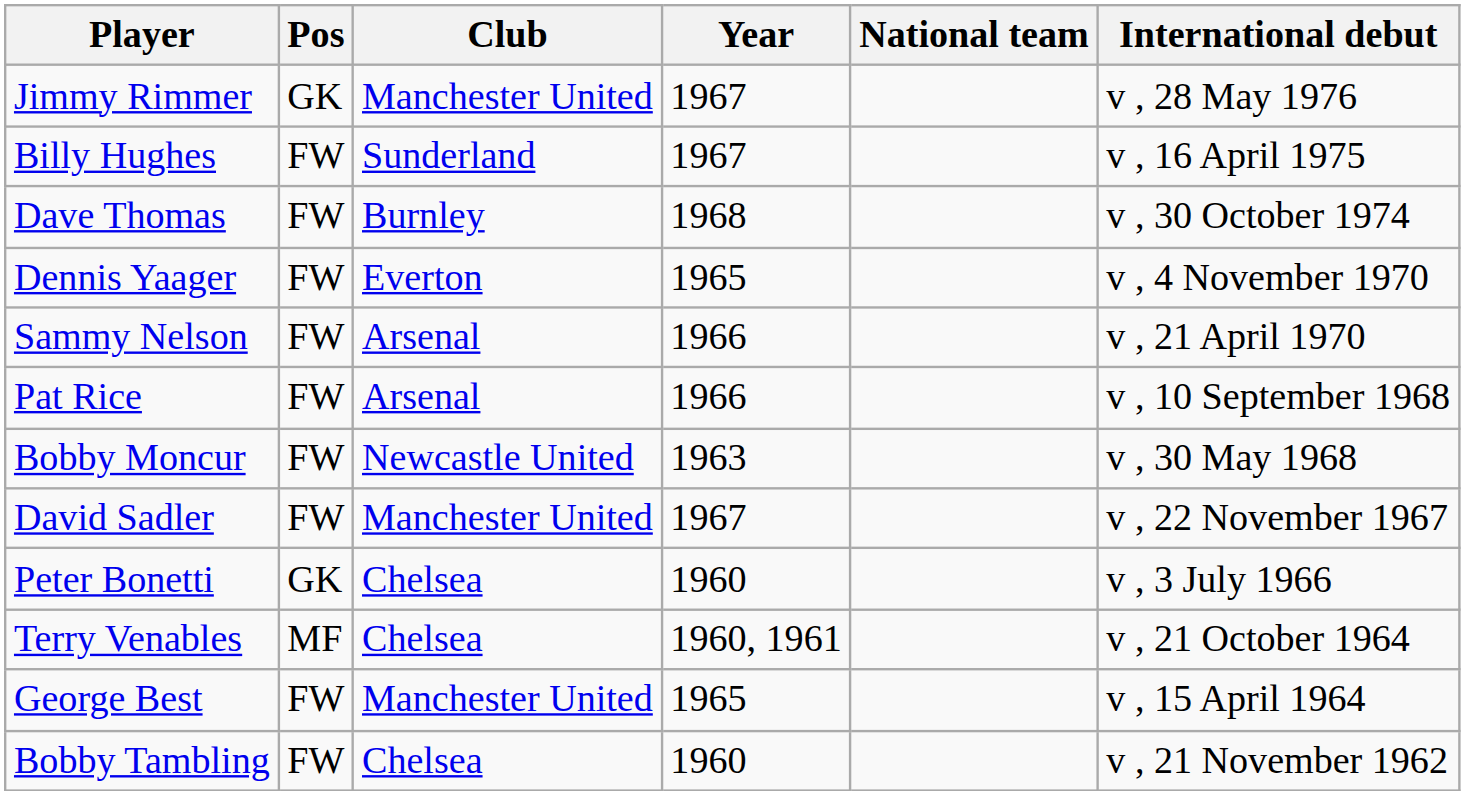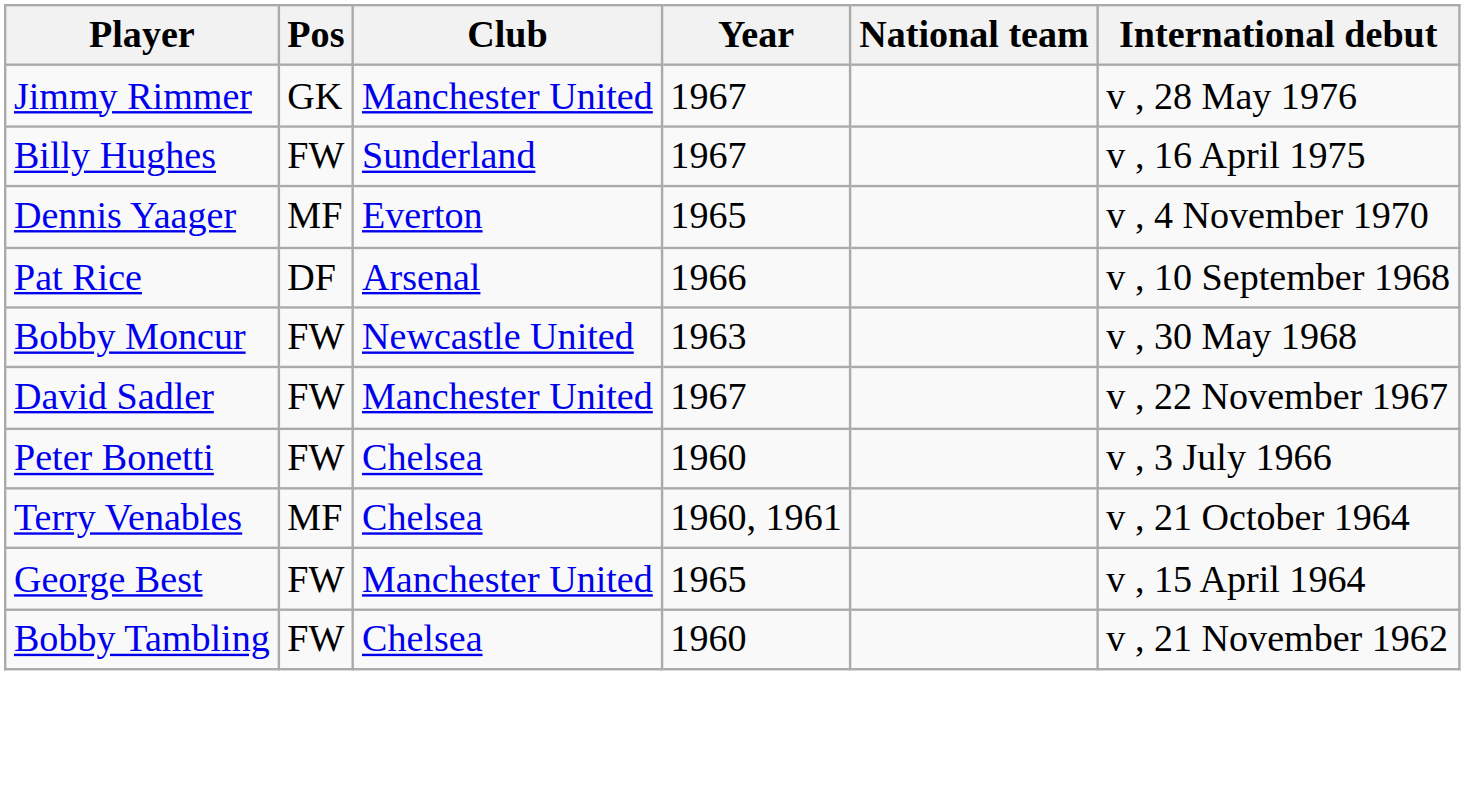- row: (120, 215)
(316, 276) FW -> (315, 215) MF
- row: (131, 336)
(316, 397) FW -> (312, 276) DF
(315, 578) GK -> (316, 457) FW
